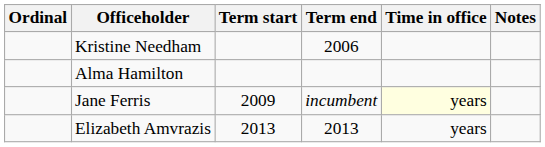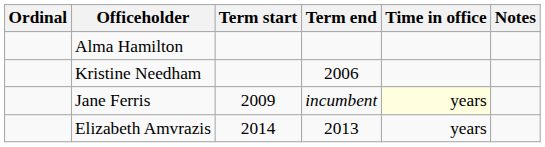rows swapped: (129, 73) <-> (138, 45)
(258, 127) 2013 -> (258, 127) 2014
